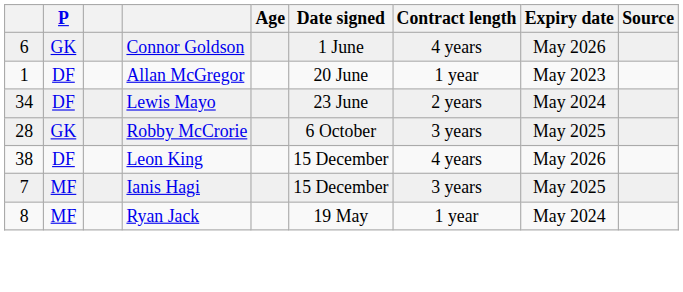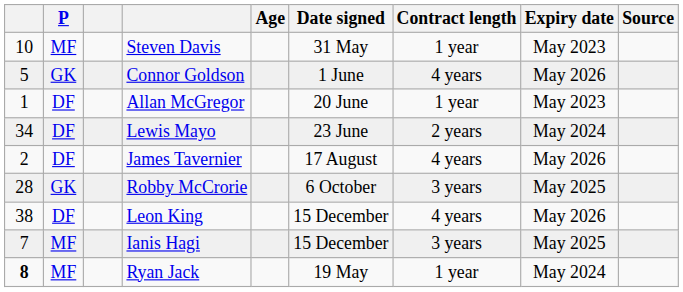+ row: (174, 46)
(24, 46) 6 -> (24, 74) 5
+ row: (184, 159)
(24, 215) normal -> (24, 272) bold
